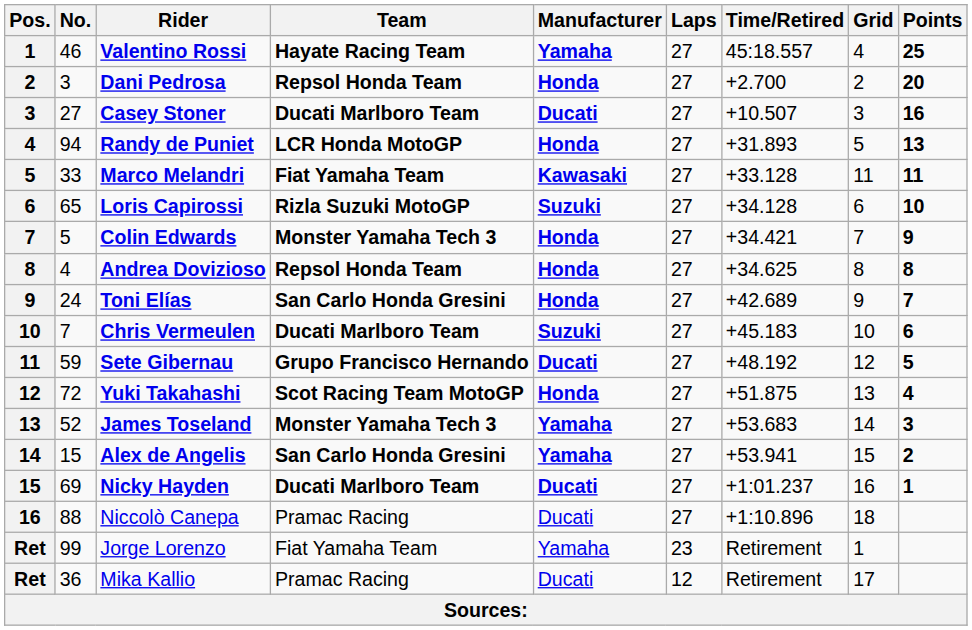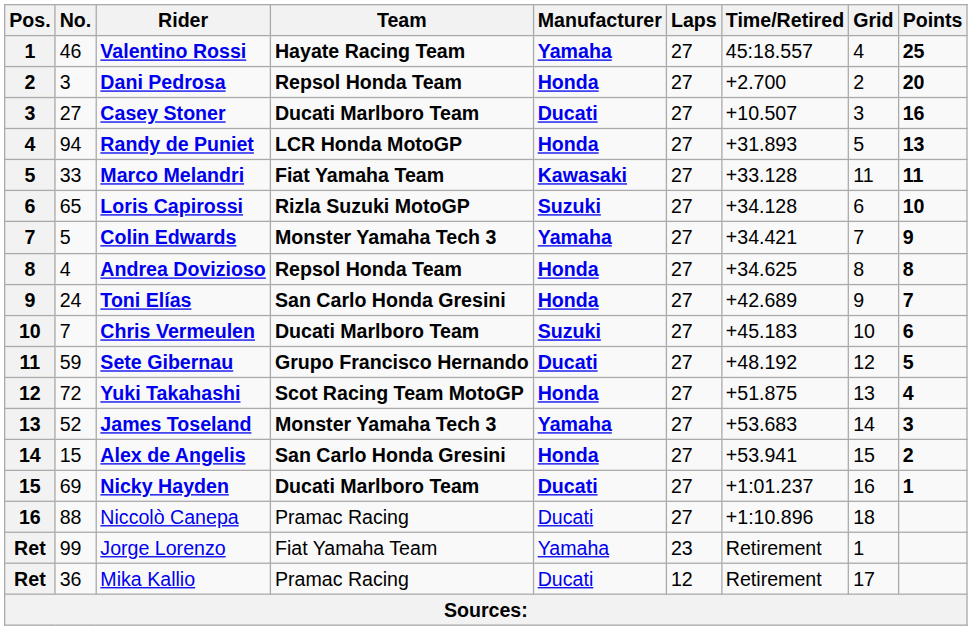(568, 238) Honda -> (575, 238) Yamaha
(575, 455) Yamaha -> (568, 455) Honda
